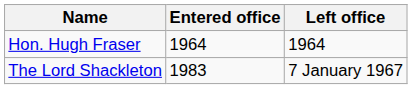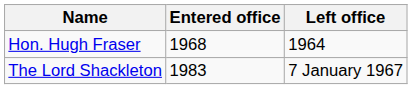(188, 44) 1964 -> (188, 44) 1968
